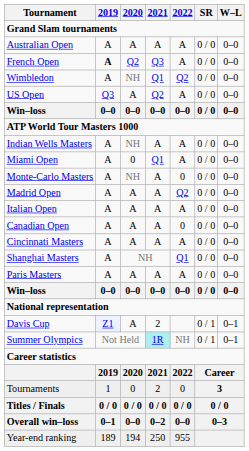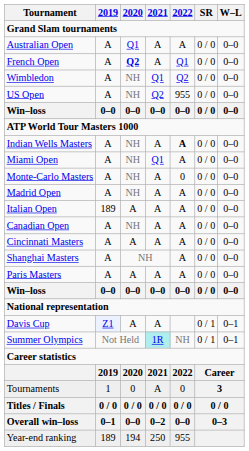(133, 44) A -> (133, 44) Q1
(108, 61) bold -> (108, 61) normal
(133, 61) normal -> (133, 61) bold
(158, 61) Q3 -> (158, 61) A
(182, 61) A -> (182, 61) Q1
(108, 94) Q3 -> (108, 94) A
(133, 94) A -> (133, 94) NH
(182, 94) A -> (182, 94) 955
(182, 143) normal -> (182, 143) bold
(133, 159) 0 -> (133, 159) NH
(133, 192) A -> (133, 192) NH
(182, 192) Q2 -> (182, 192) A
(108, 208) A -> (108, 208) 189
(133, 225) A -> (133, 225) NH
(182, 225) 0 -> (182, 225) A
(182, 257) Q1 -> (182, 257) A
(158, 323) 2 -> (158, 323) A
(158, 388) 2 -> (158, 388) A
